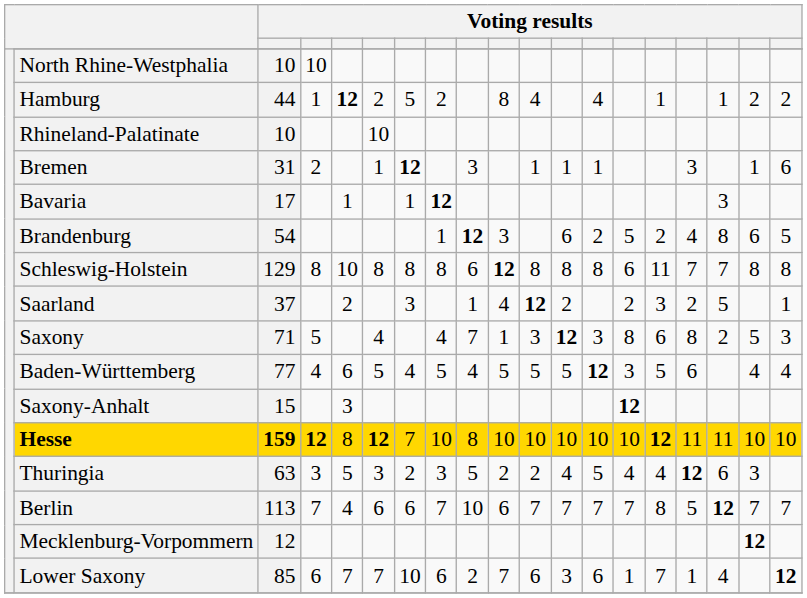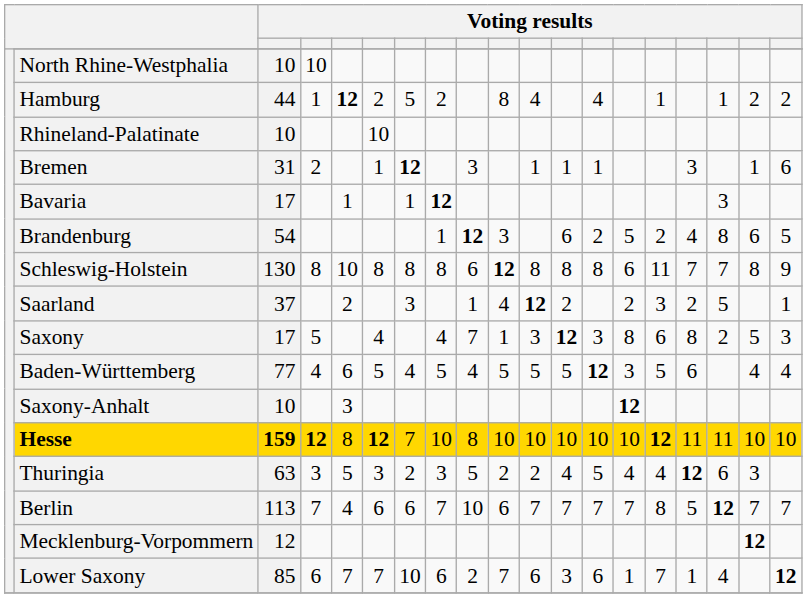(279, 269) 129 -> (279, 269) 130
(786, 269) 8 -> (786, 269) 9
(285, 337) 71 -> (285, 337) 17
(285, 405) 15 -> (285, 405) 10
